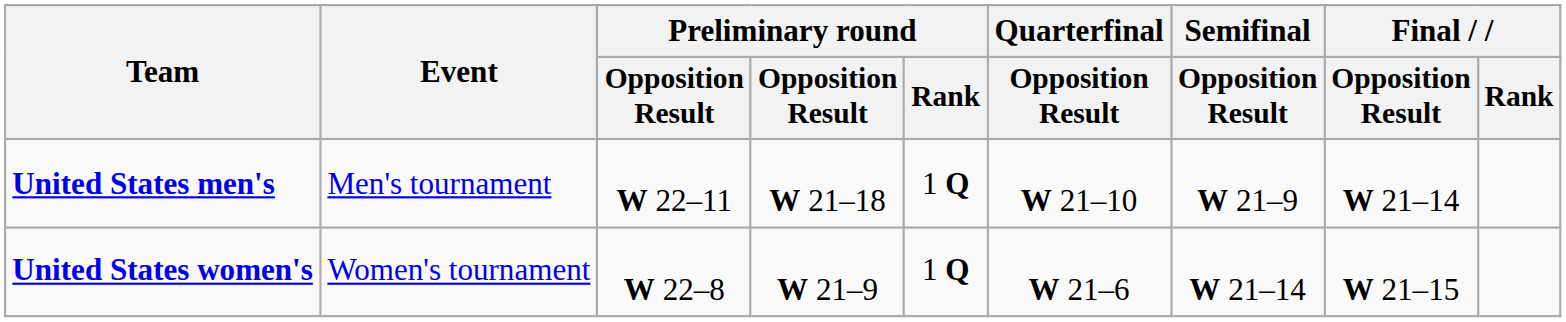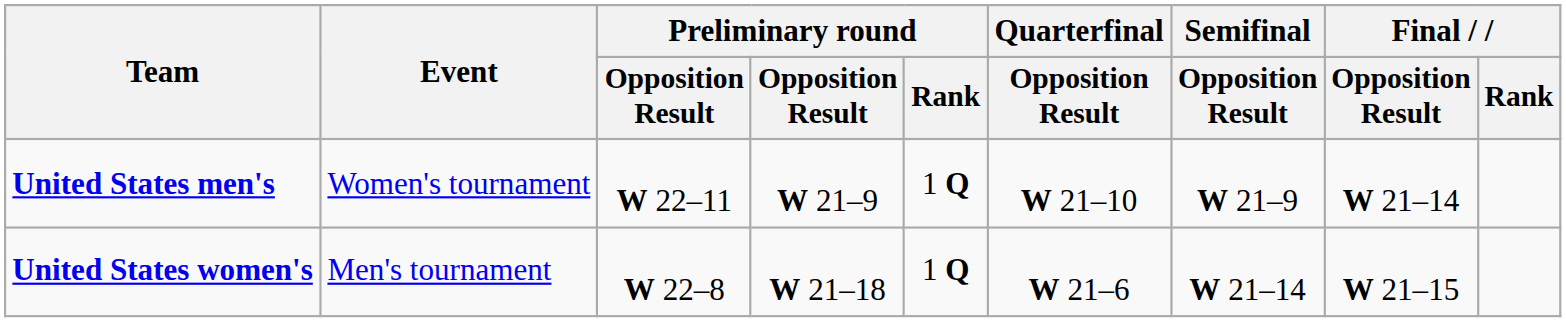(439, 183) Men's tournament -> (459, 183) Women's tournament
(828, 201) W 21–18 -> (828, 201) W 21–9
(459, 271) Women's tournament -> (439, 271) Men's tournament
(828, 289) W 21–9 -> (828, 289) W 21–18
